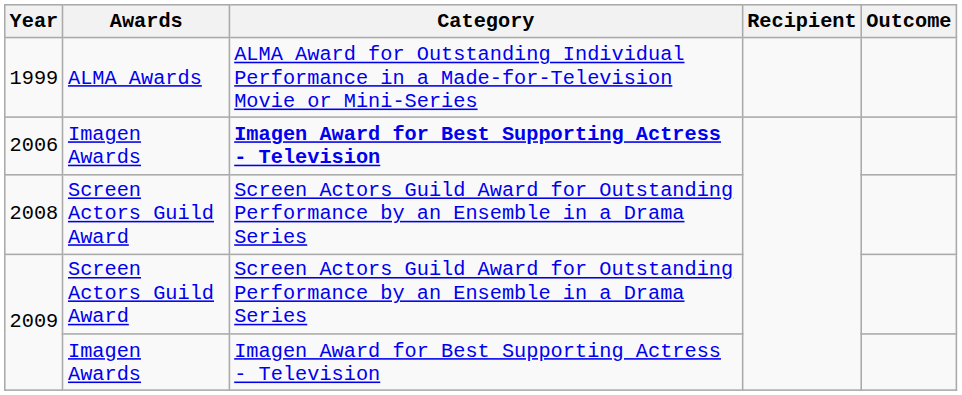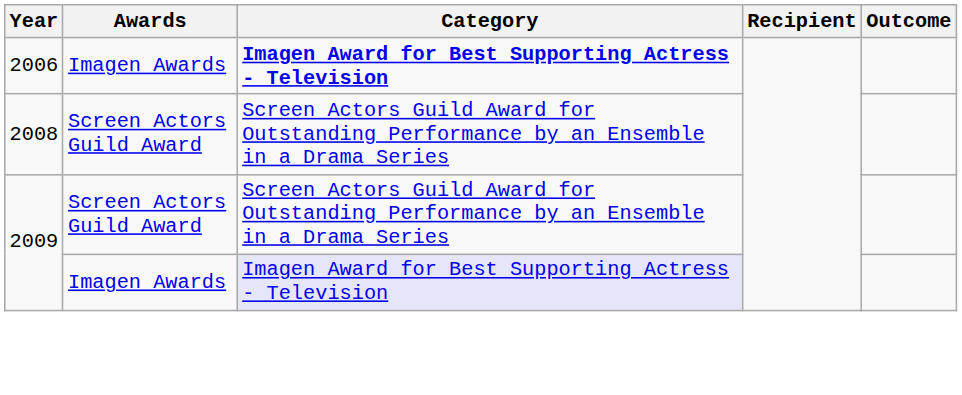- row: (34, 78)
(478, 362) no background -> (486, 282) lavender background
